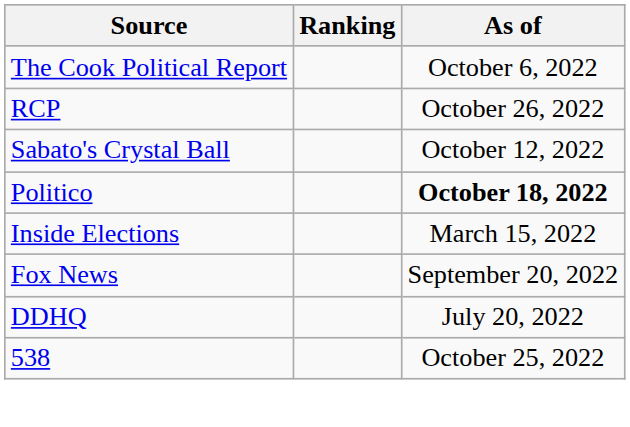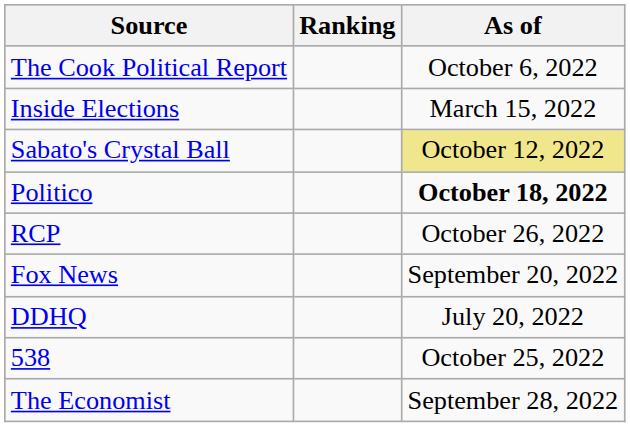rows swapped: (95, 233) <-> (36, 108)
(513, 150) no background -> (513, 150) khaki background
+ row: (91, 399)
